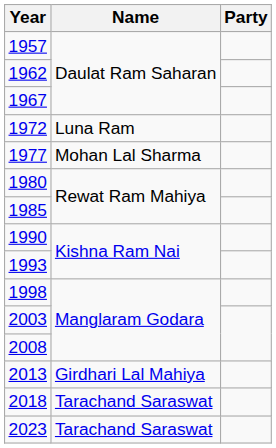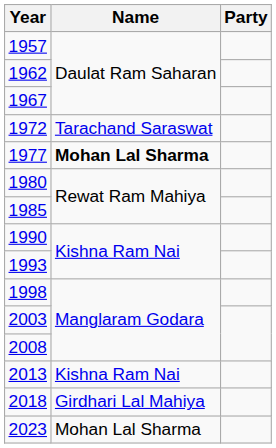(95, 127) Luna Ram -> (134, 127) Tarachand Saraswat
(128, 155) normal -> (132, 155) bold
(130, 374) Girdhari Lal Mahiya -> (117, 374) Kishna Ram Nai
(134, 401) Tarachand Saraswat -> (130, 401) Girdhari Lal Mahiya
(134, 429) Tarachand Saraswat -> (128, 429) Mohan Lal Sharma
